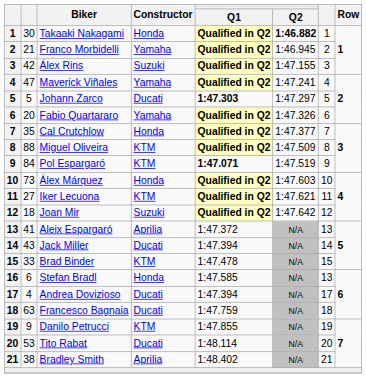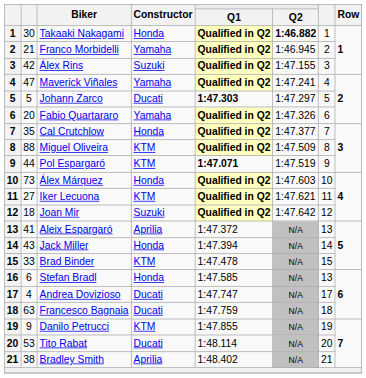(29, 164) 84 -> (29, 164) 44
(148, 245) Ducati -> (149, 245) Honda
(218, 294) 1:47.394 -> (218, 294) 1:47.747
